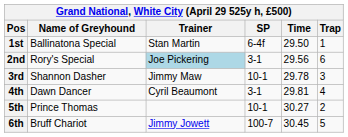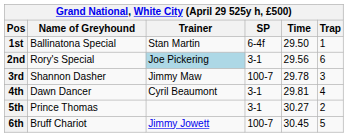(257, 76) 10-1 -> (260, 76) 100-7
(257, 108) 10-1 -> (255, 108) 3-1
